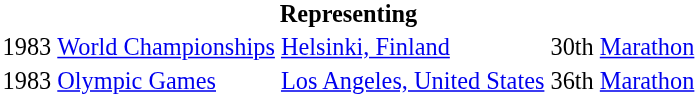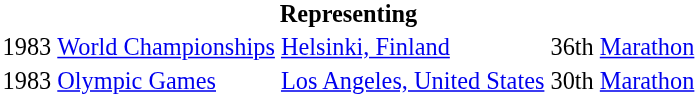(572, 47) 30th -> (572, 47) 36th
(572, 80) 36th -> (572, 80) 30th
